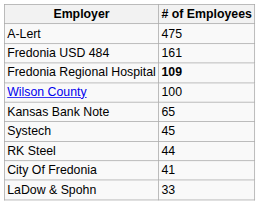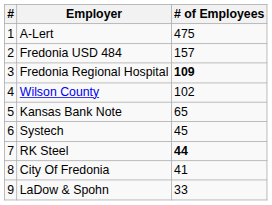+ column: (11, 14)
(172, 53) 161 -> (184, 53) 157
(172, 92) 100 -> (184, 92) 102
(168, 151) normal -> (181, 151) bold
